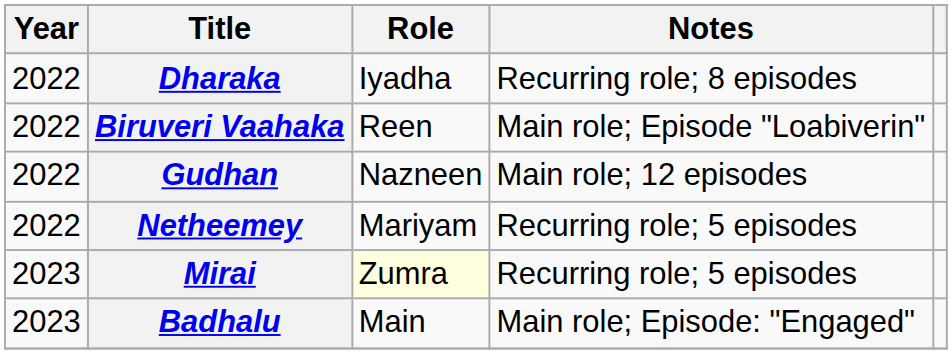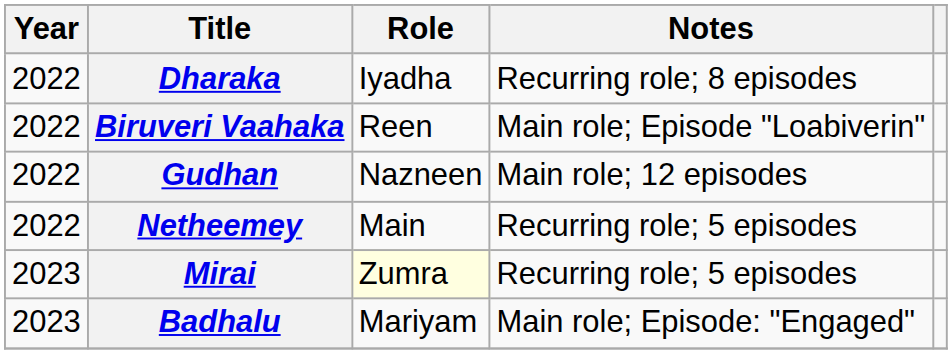(418, 224) Mariyam -> (392, 224) Main
(392, 322) Main -> (418, 322) Mariyam
